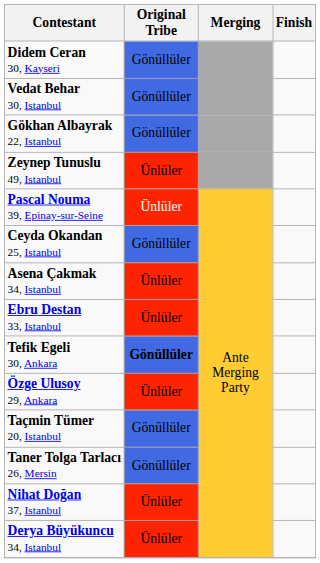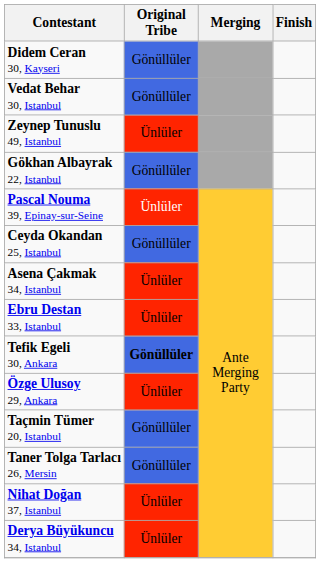rows swapped: (54, 170) <-> (60, 133)
